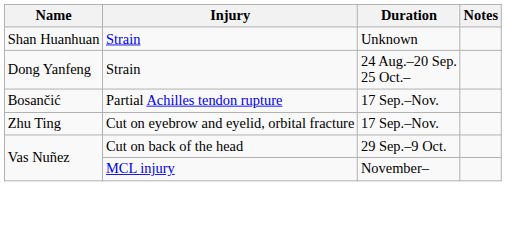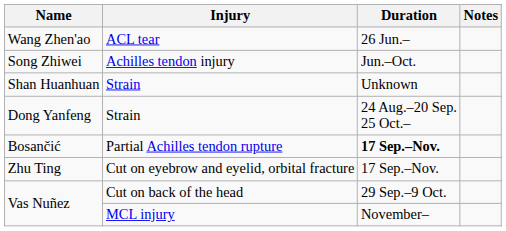+ row: (49, 38)
+ row: (45, 61)
(400, 100) normal -> (400, 146) bold
